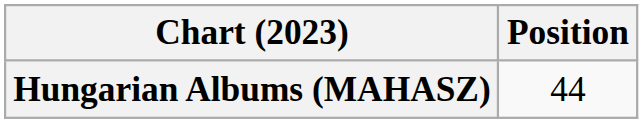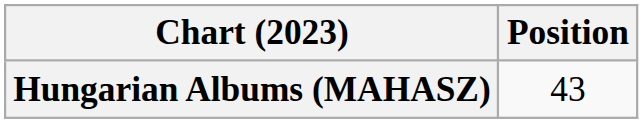(568, 88) 44 -> (568, 88) 43
